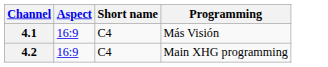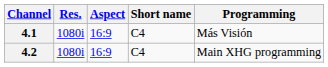+ column: (71, 14)
